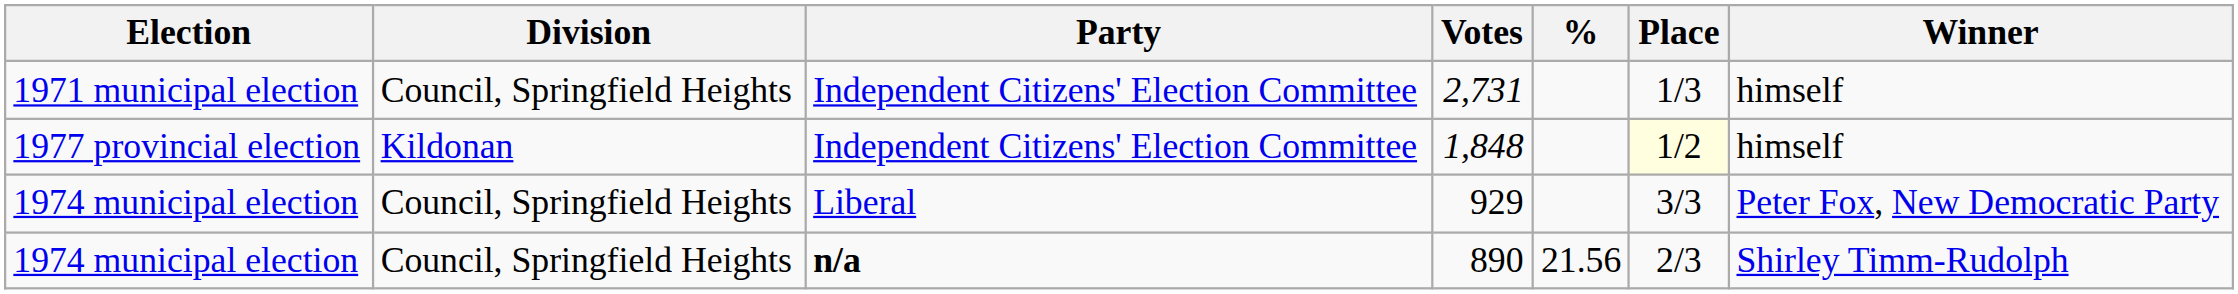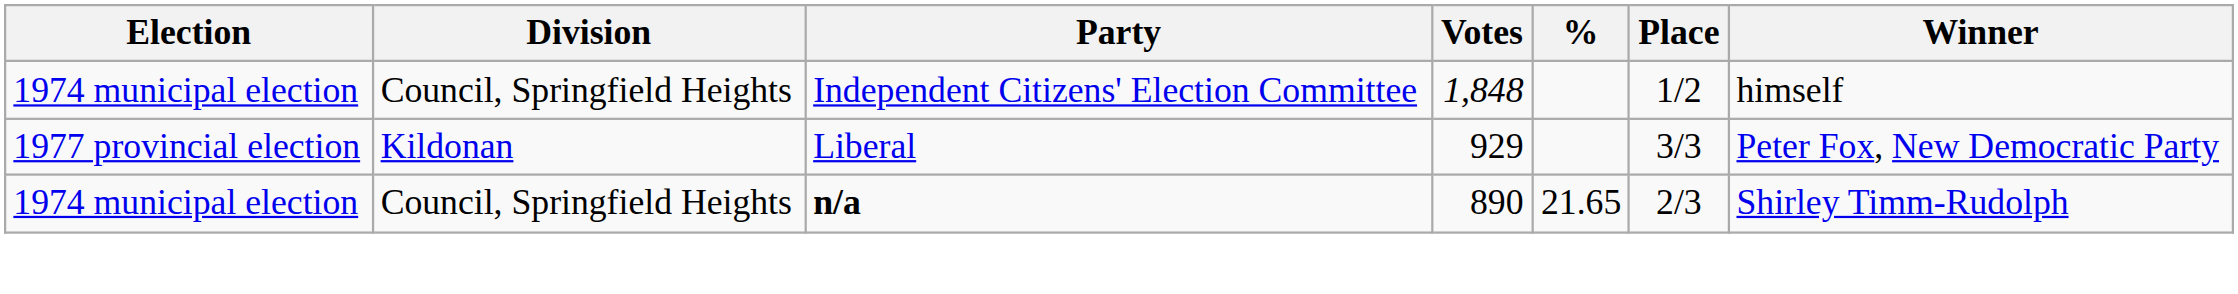- row: (1483, 89)
(187, 145) 1977 provincial election -> (186, 89) 1974 municipal election
(447, 145) Kildonan -> (586, 89) Council, Springfield Heights
(1679, 145) lightyellow background -> (1679, 89) no background
(186, 202) 1974 municipal election -> (187, 145) 1977 provincial election
(586, 202) Council, Springfield Heights -> (447, 145) Kildonan
(1581, 259) 21.56 -> (1581, 202) 21.65
